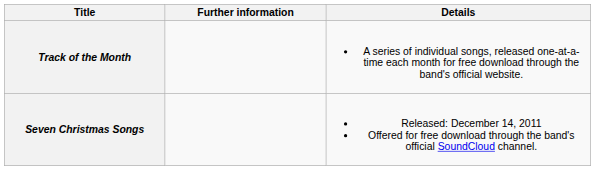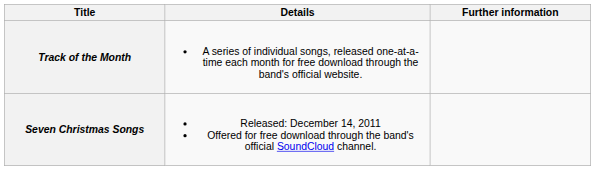columns swapped: (458, 12) <-> (246, 12)
